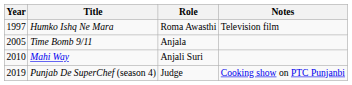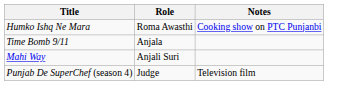- column: (16, 12)
(250, 27) Television film -> (259, 27) Cooking show on PTC Punjanbi
(283, 73) Cooking show on PTC Punjanbi -> (226, 73) Television film
